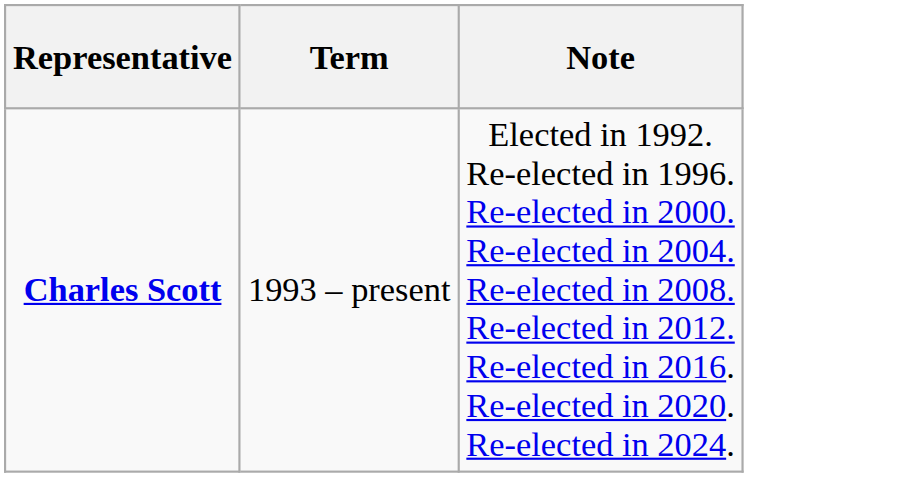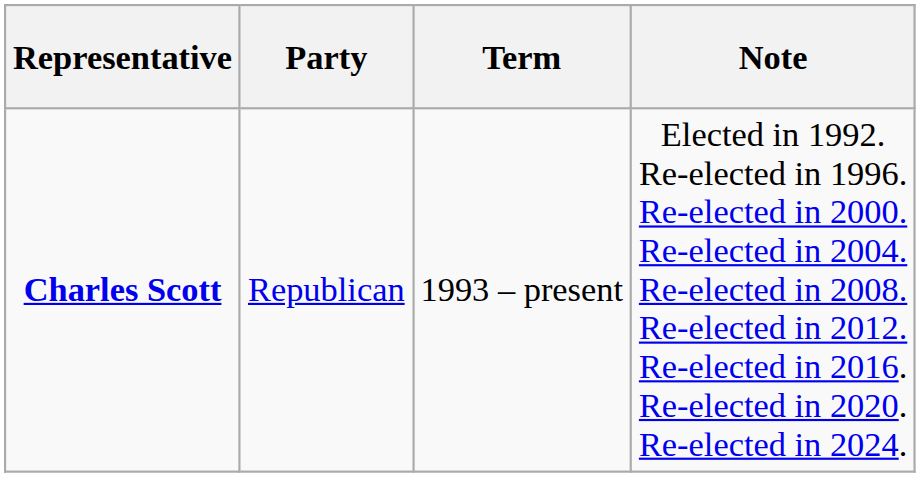+ column: (326, 56)
